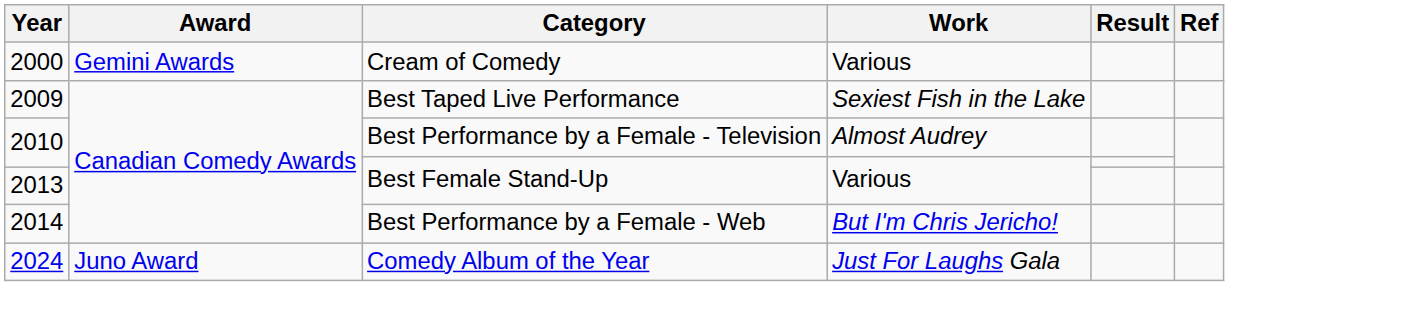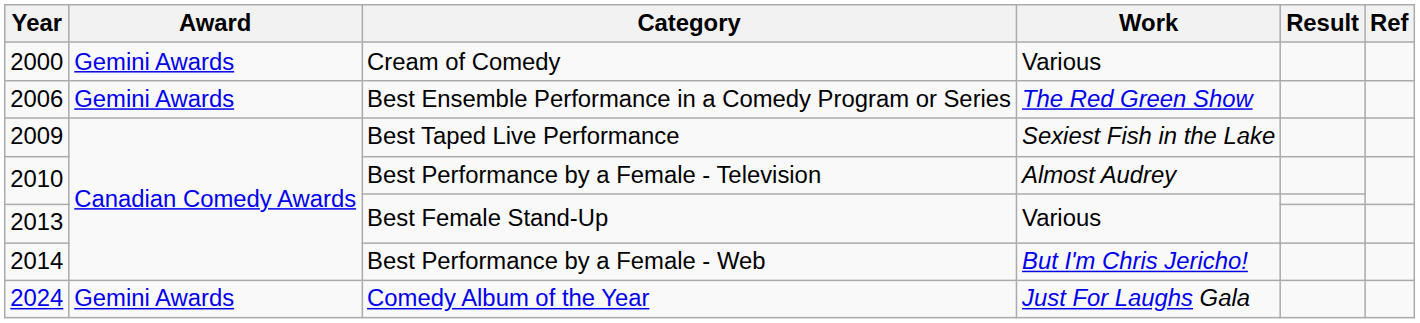+ row: (37, 99)
(136, 261) Juno Award -> (154, 299) Gemini Awards
